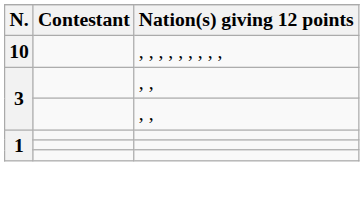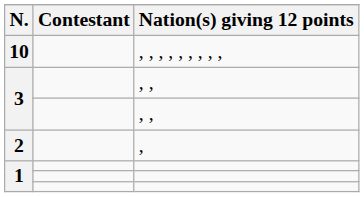+ row: (19, 144)
